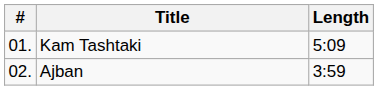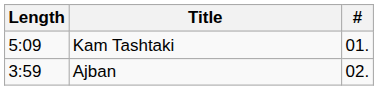columns swapped: (20, 17) <-> (341, 17)
